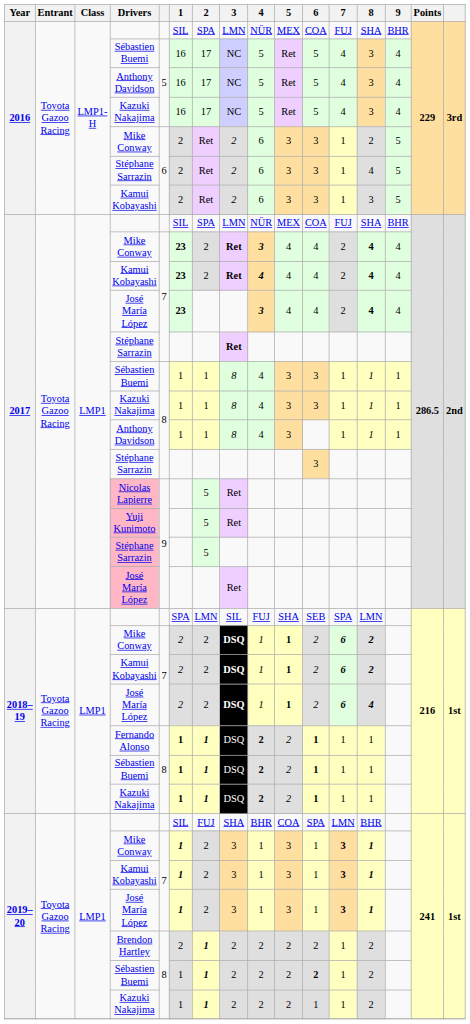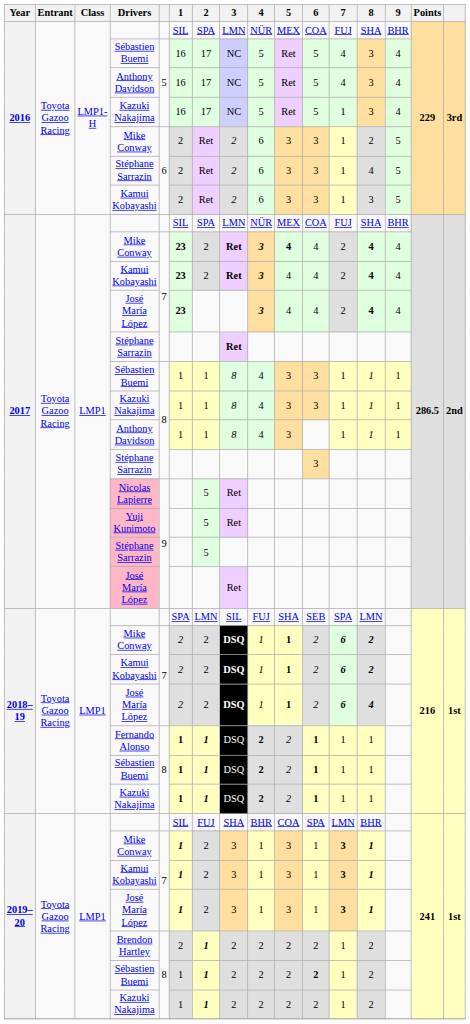(343, 112) 4 -> (343, 112) 1
(289, 246) normal -> (289, 246) bold
(261, 276) 4 -> (261, 276) 3
(316, 1004) 1 -> (316, 1004) 2
